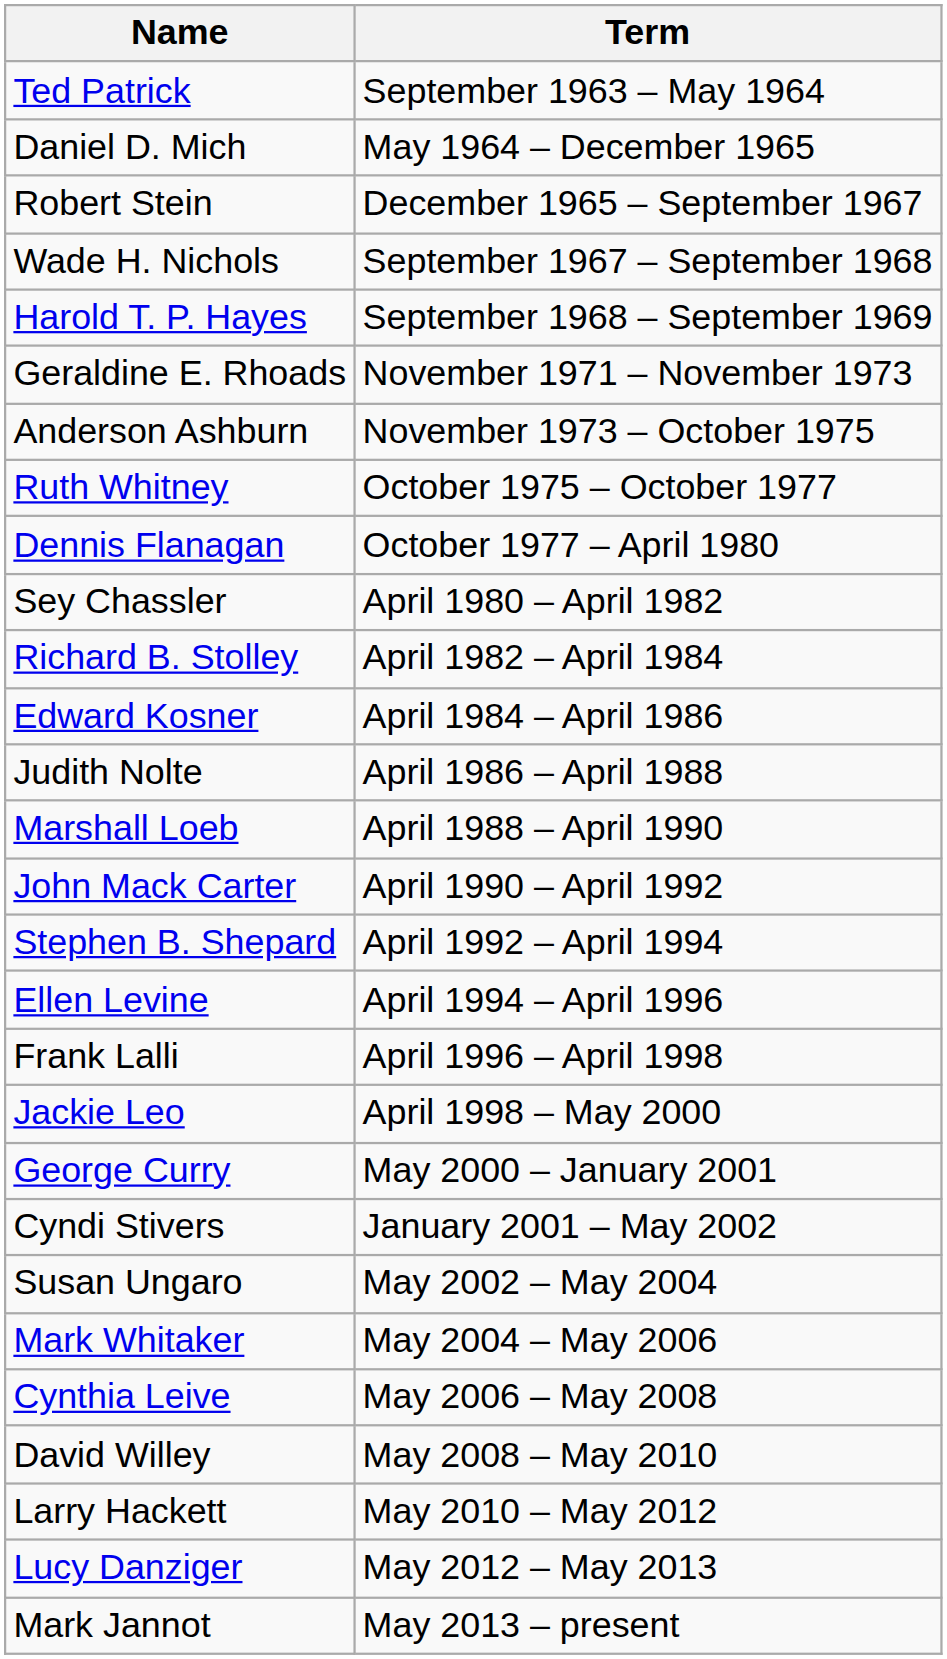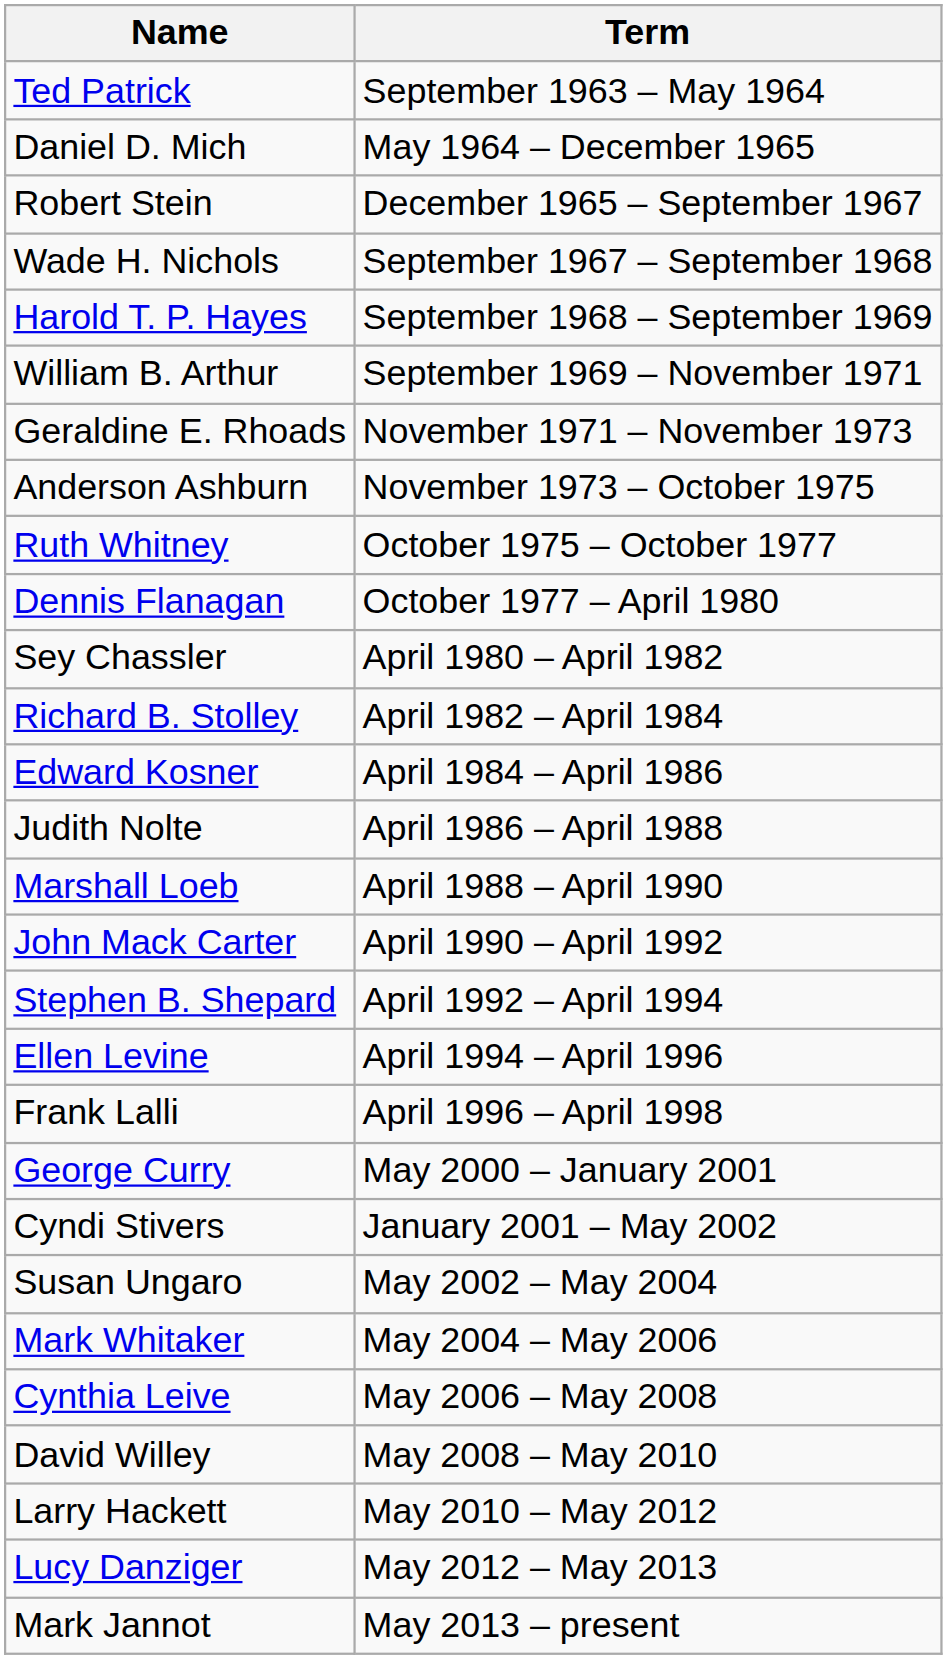+ row: (146, 373)
- row: (99, 1112)
